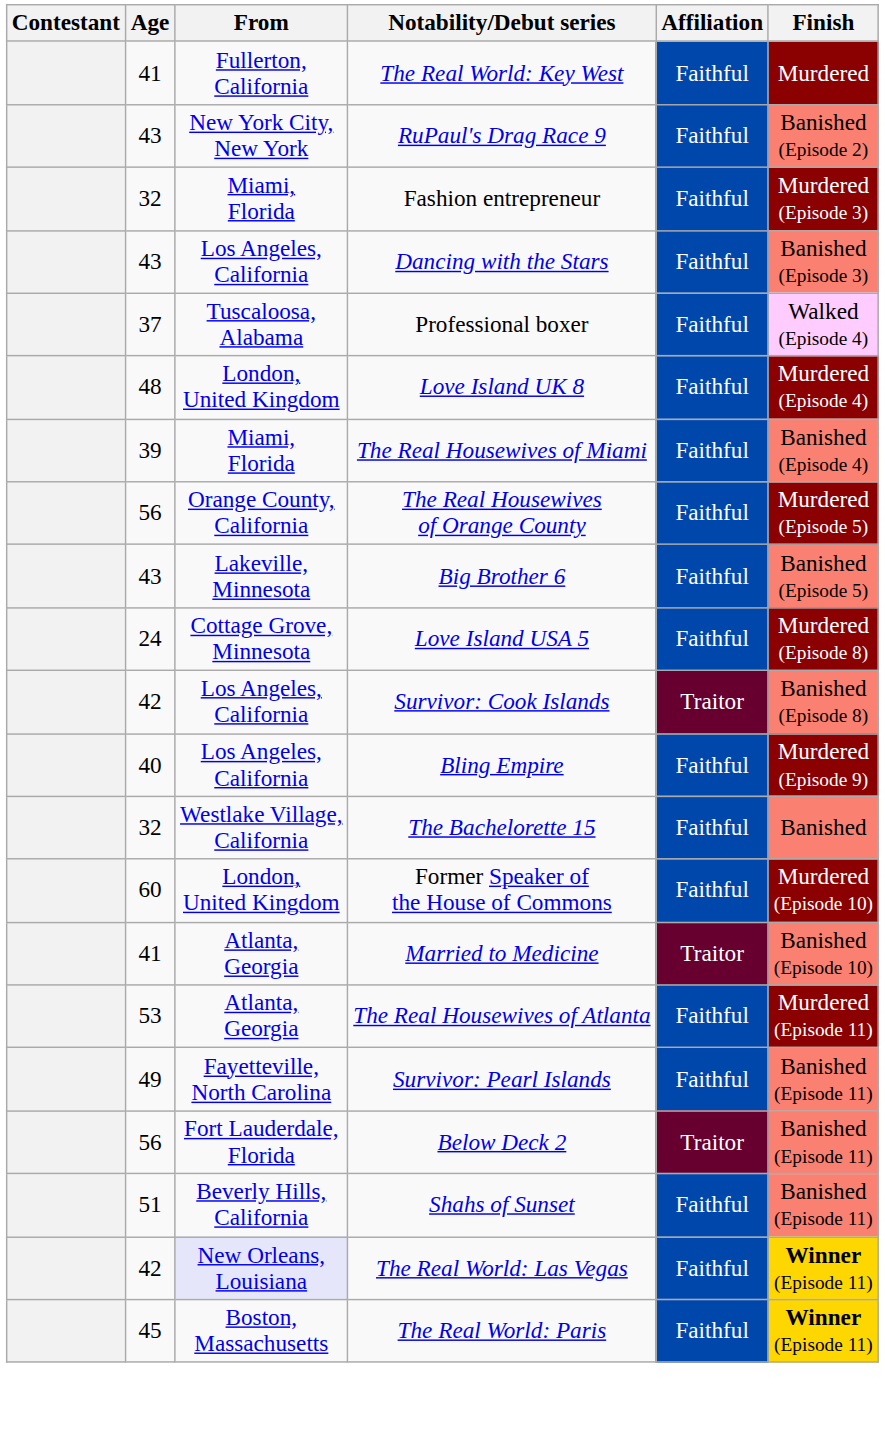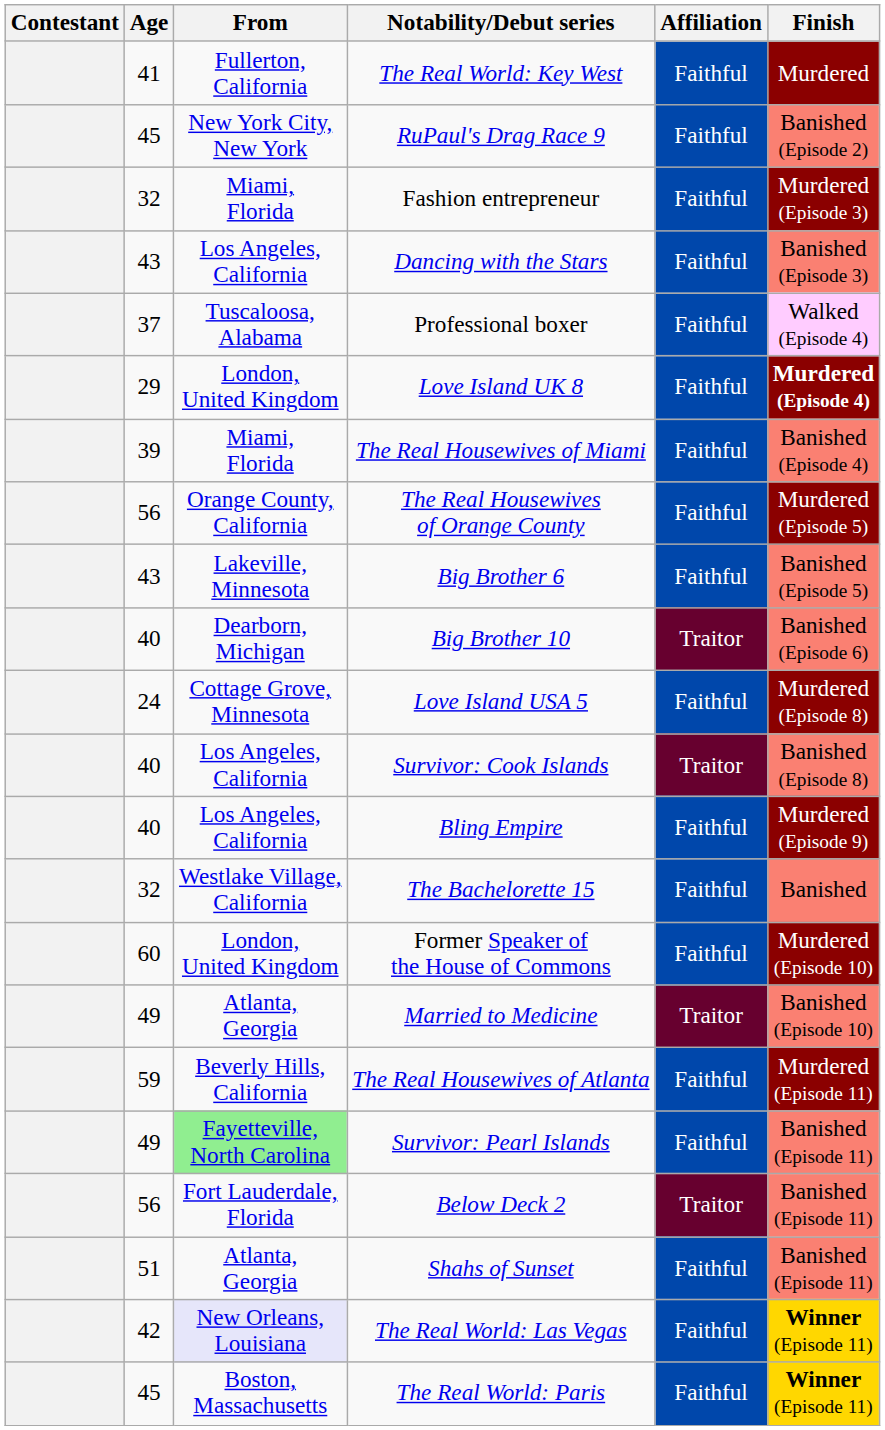(150, 135) 43 -> (149, 135) 45
(150, 387) 48 -> (149, 387) 29
(823, 387) normal -> (823, 387) bold
+ row: (501, 638)
(150, 701) 42 -> (149, 764) 40
(150, 953) 41 -> (149, 1016) 49
(150, 1016) 53 -> (149, 1079) 59
(261, 1016) Atlanta, Georgia -> (260, 1079) Beverly Hills, California
(261, 1079) no background -> (260, 1141) lightgreen background
(261, 1204) Beverly Hills, California -> (260, 1267) Atlanta, Georgia
